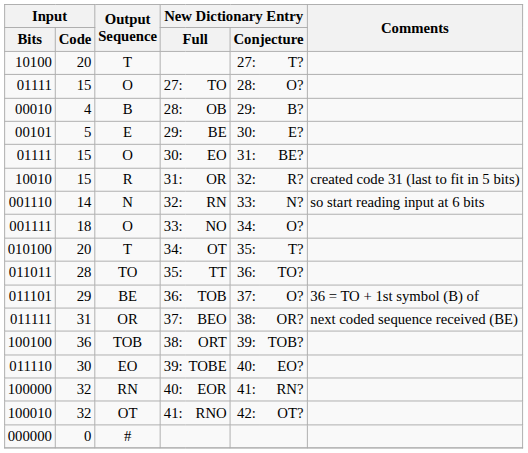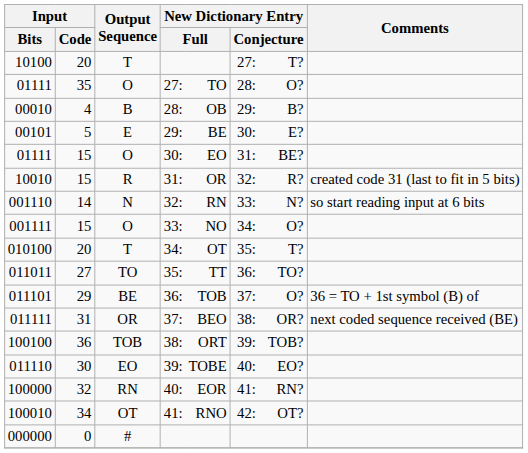(84, 86) 15 -> (84, 86) 35
(84, 226) 18 -> (84, 226) 15
(84, 272) 28 -> (84, 272) 27
(84, 413) 32 -> (84, 413) 34
